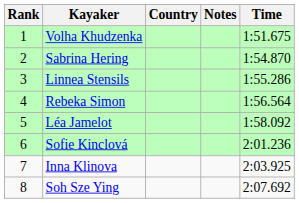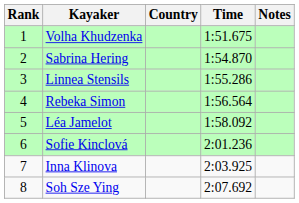columns swapped: (267, 15) <-> (220, 15)
